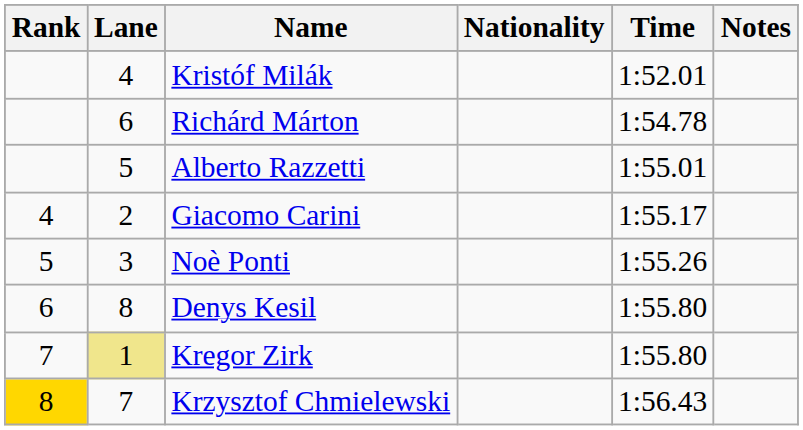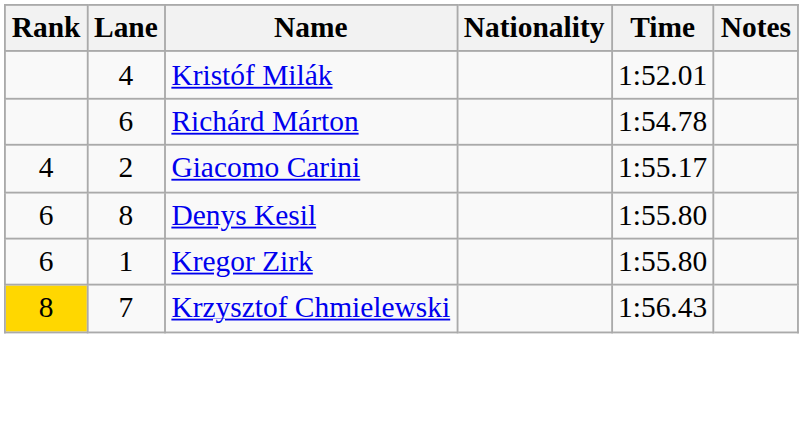- row: (268, 167)
- row: (231, 261)
(46, 354) 7 -> (46, 261) 6
(126, 354) khaki background -> (126, 261) no background
